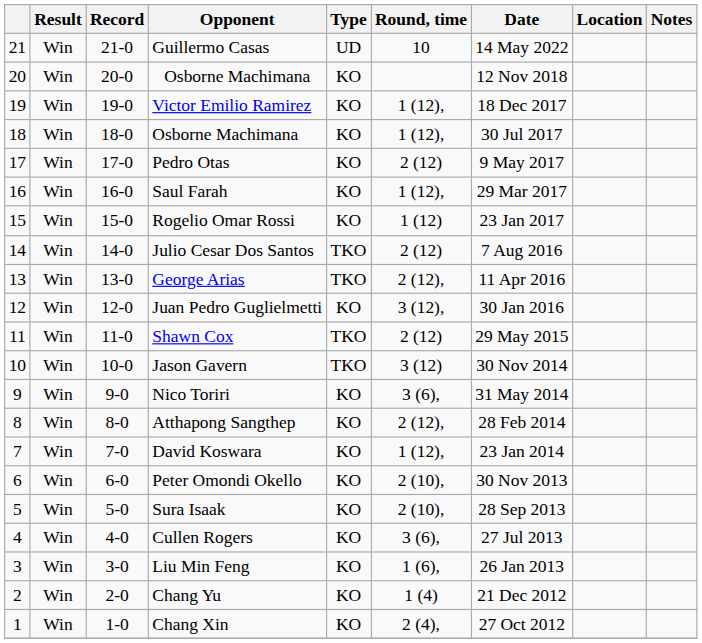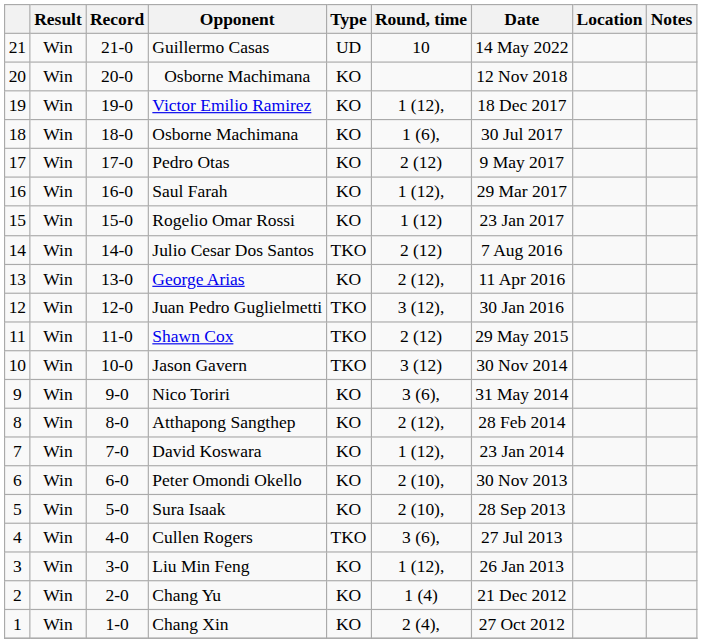(421, 134) 1 (12), -> (421, 134) 1 (6),
(349, 278) TKO -> (349, 278) KO
(349, 307) KO -> (349, 307) TKO
(349, 537) KO -> (349, 537) TKO
(421, 566) 1 (6), -> (421, 566) 1 (12),
